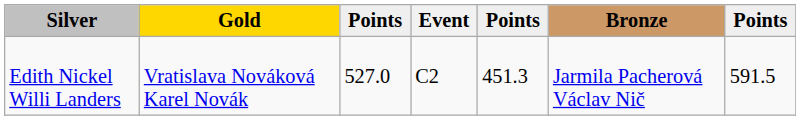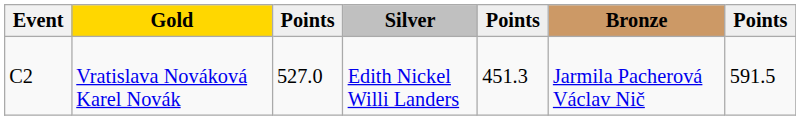columns swapped: (444, 20) <-> (72, 20)
